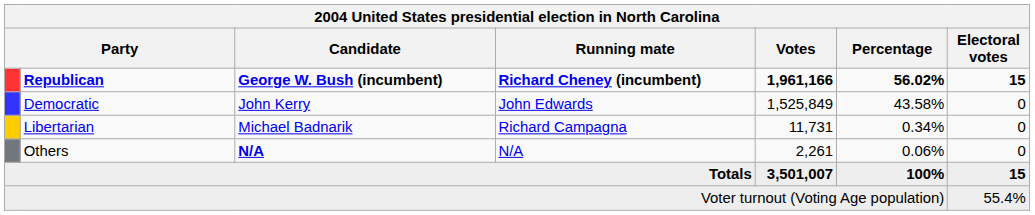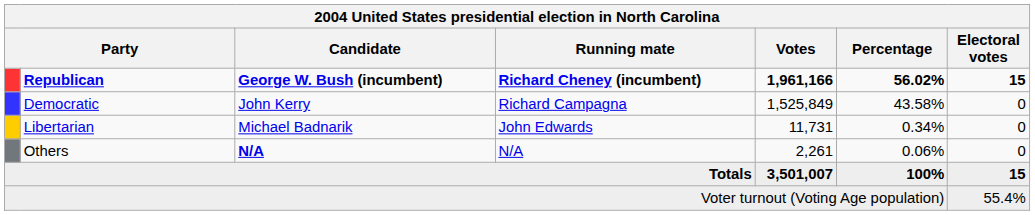(546, 104) John Edwards -> (563, 104) Richard Campagna
(563, 127) Richard Campagna -> (546, 127) John Edwards
